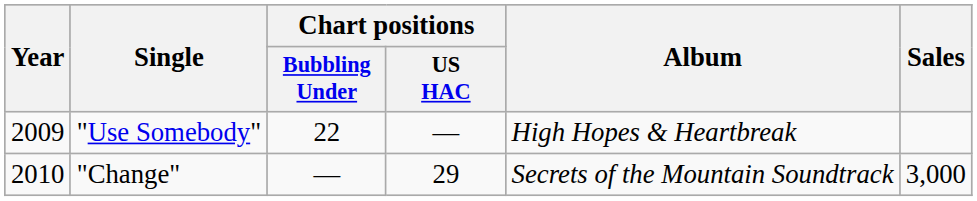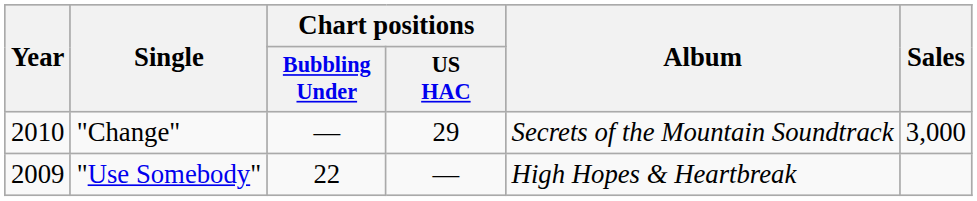rows swapped: (169, 132) <-> (128, 174)
